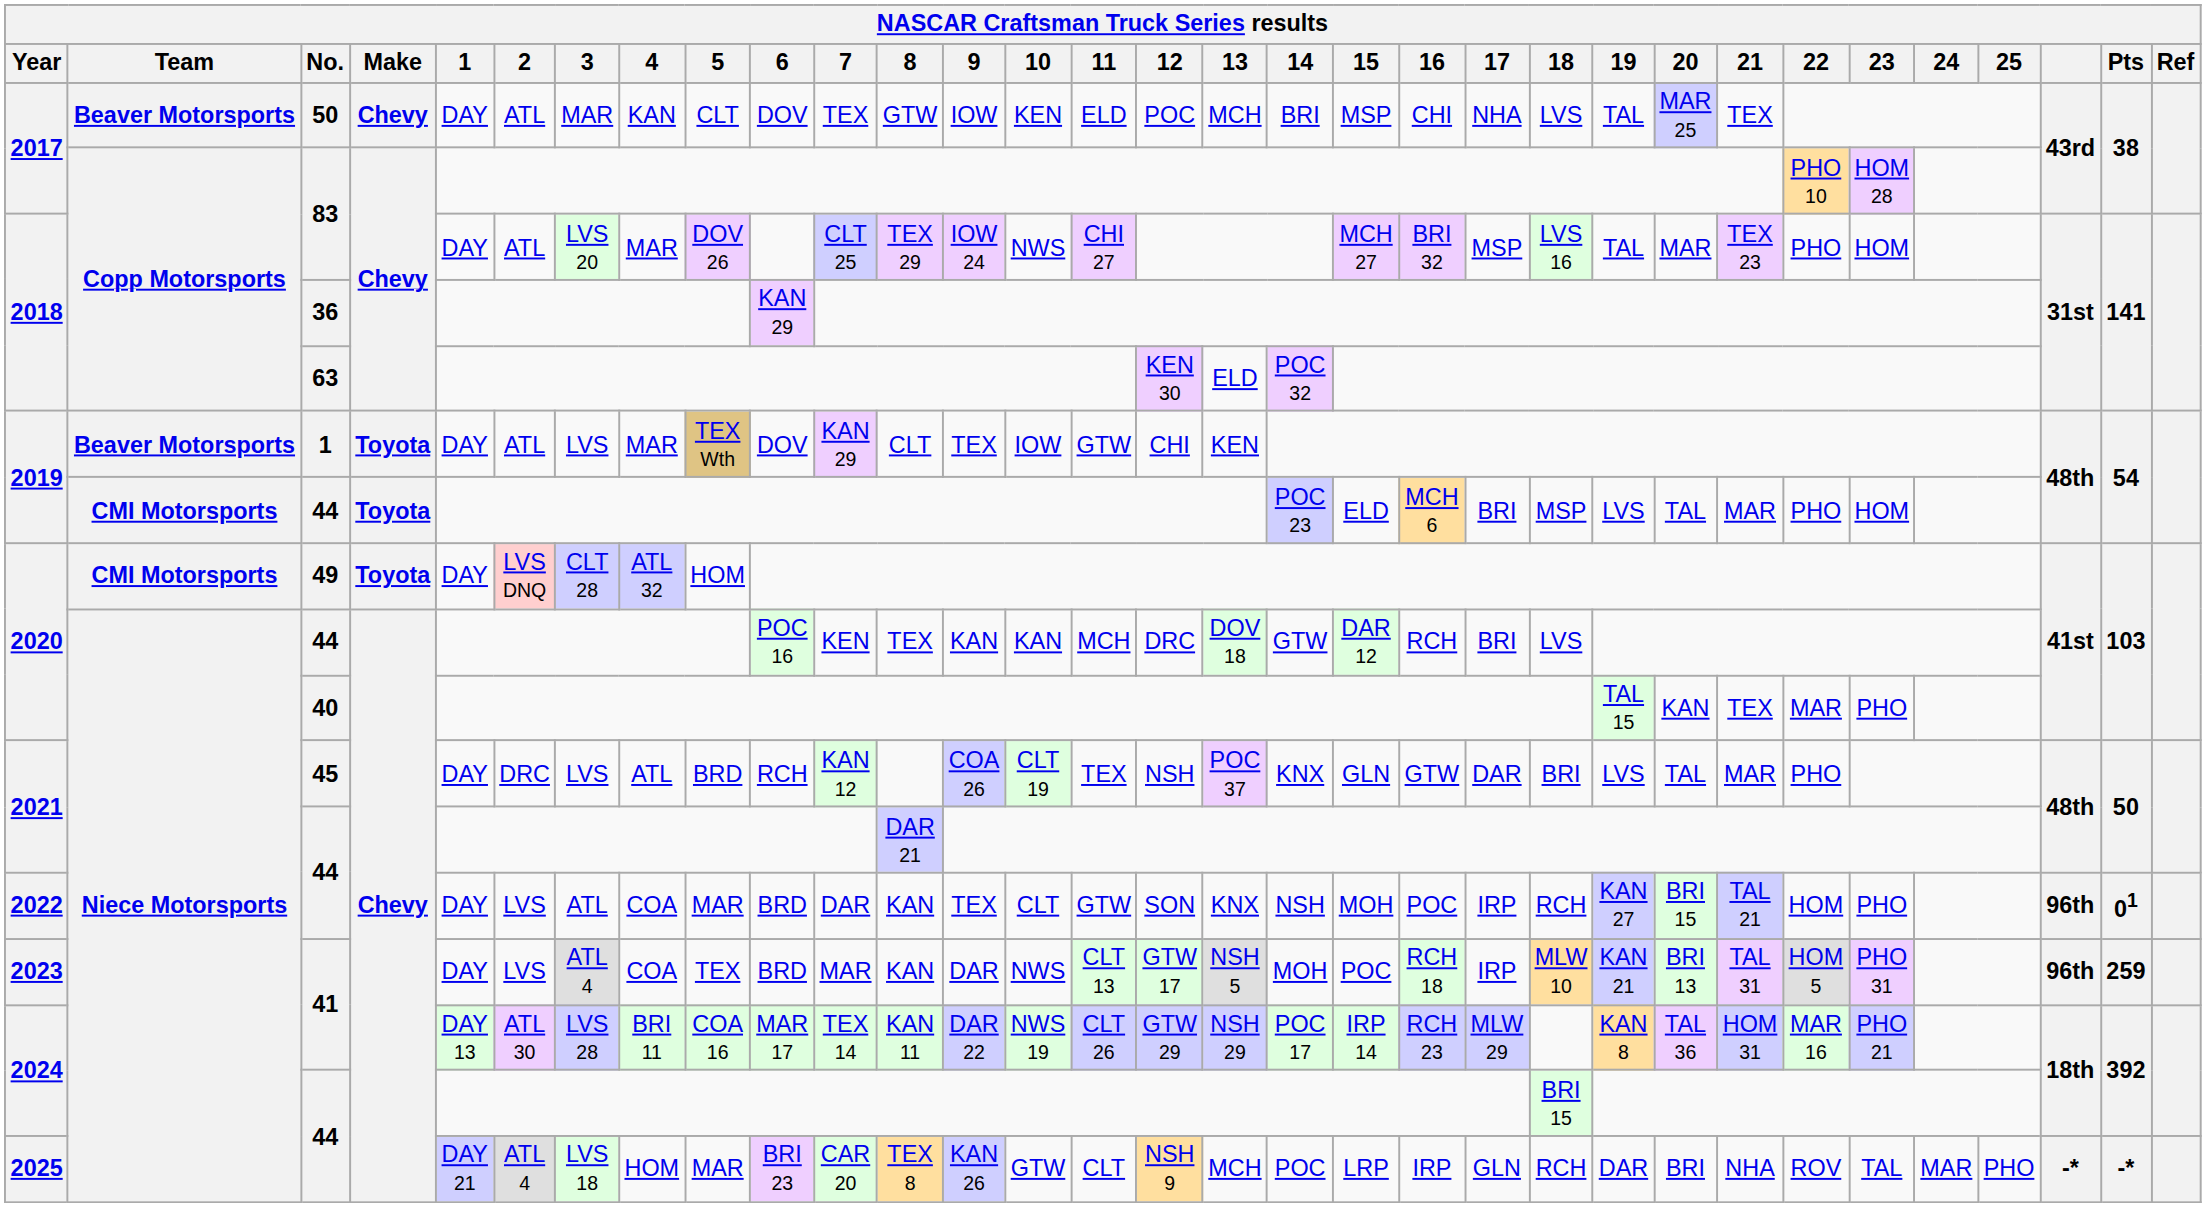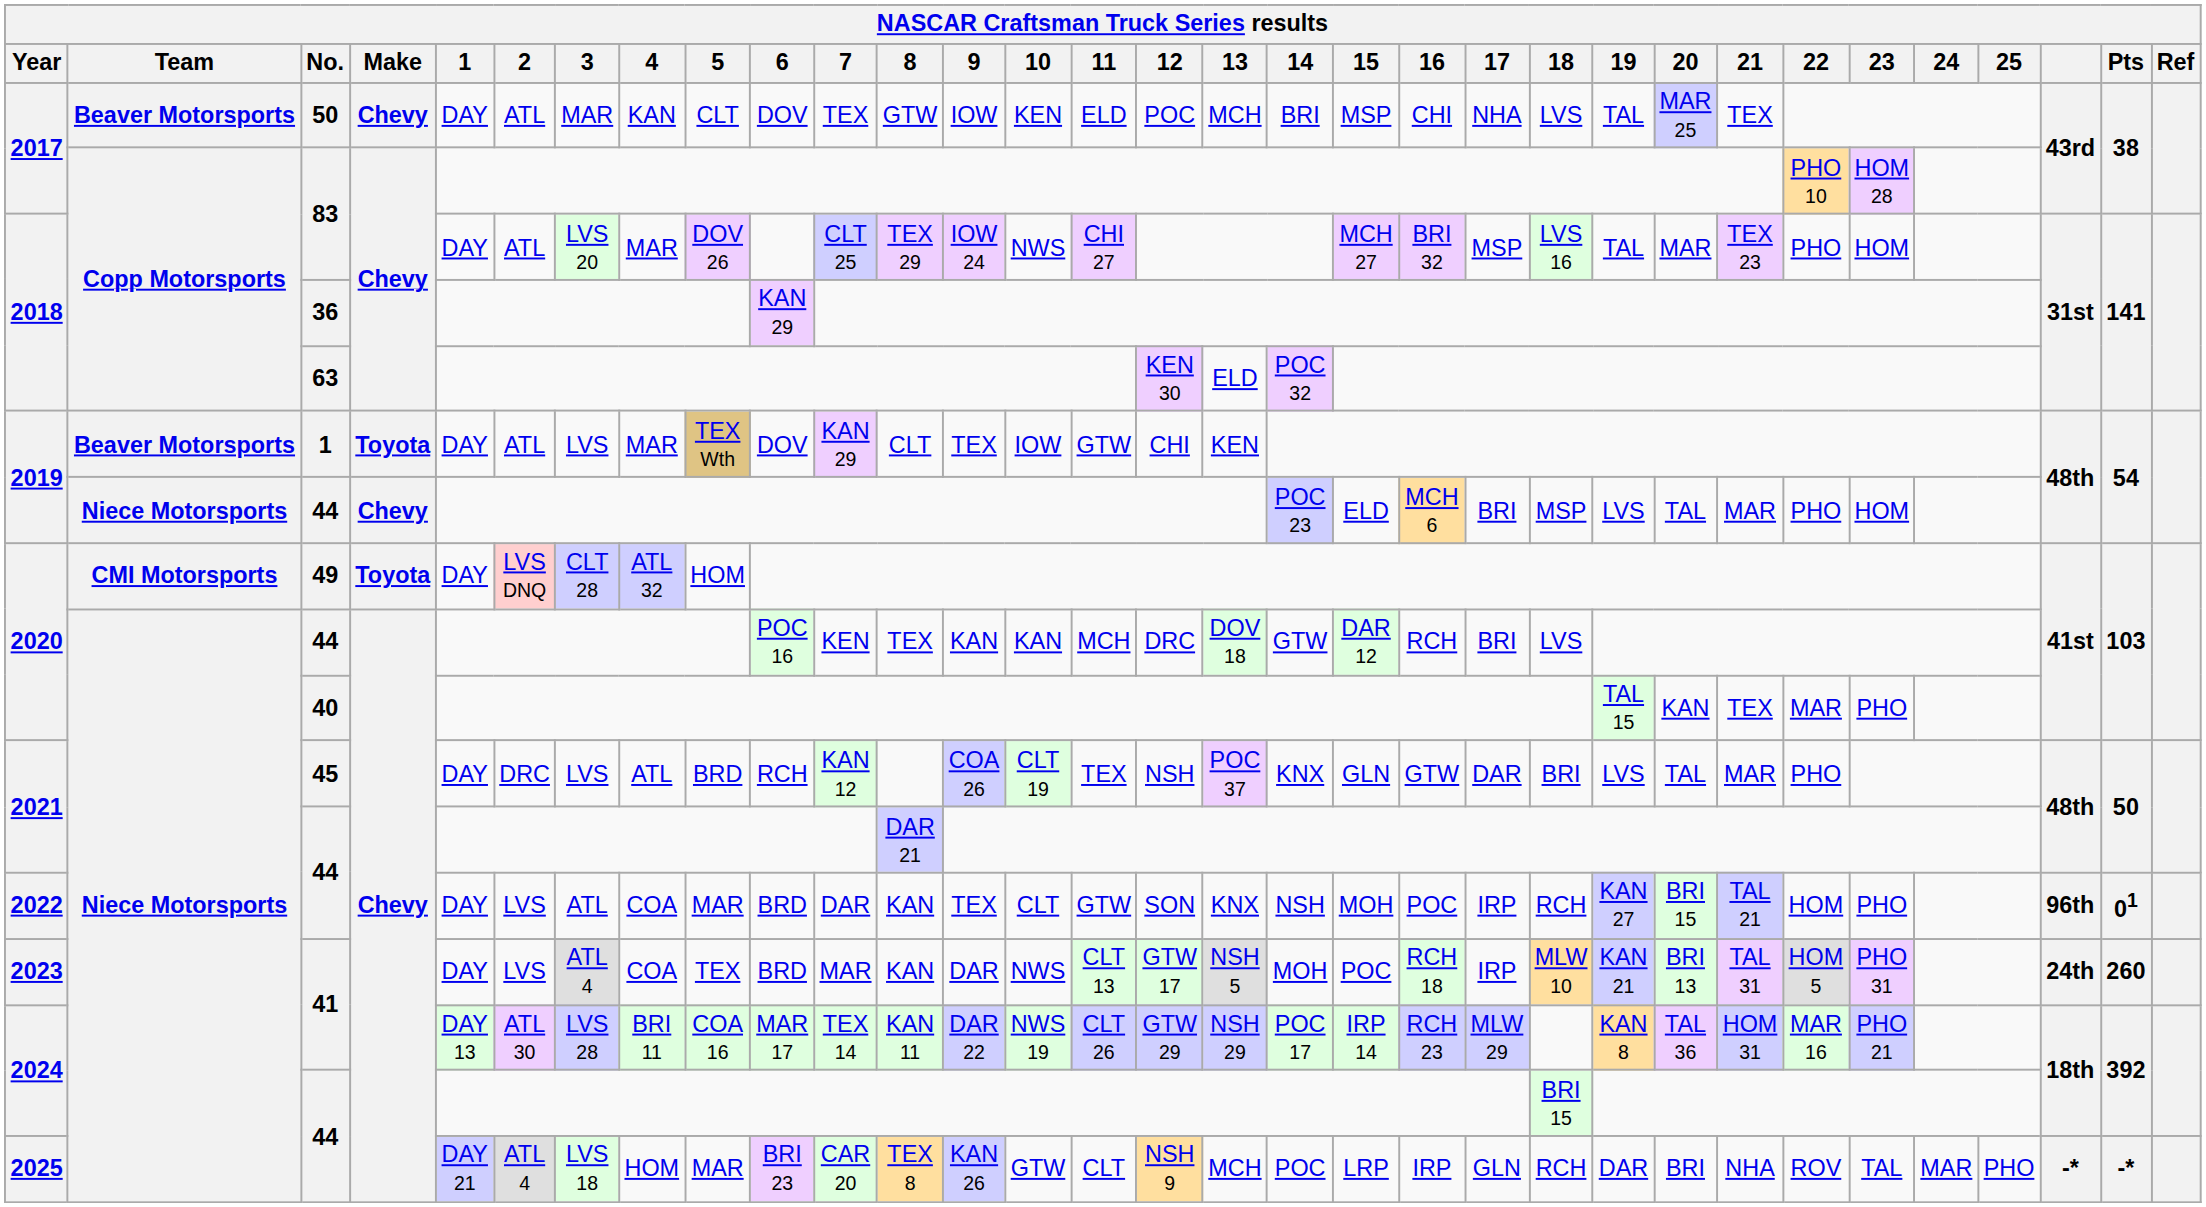(184, 510) CMI Motorsports -> (184, 510) Niece Motorsports
(393, 510) Toyota -> (393, 510) Chevy
(2070, 971) 96th -> (2070, 971) 24th
(2126, 971) 259 -> (2126, 971) 260
